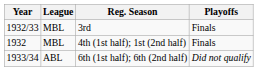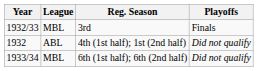(54, 43) MBL -> (53, 43) ABL
(204, 43) Finals -> (221, 43) Did not qualify
(53, 58) ABL -> (54, 58) MBL
